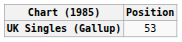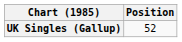(150, 29) 53 -> (150, 29) 52
